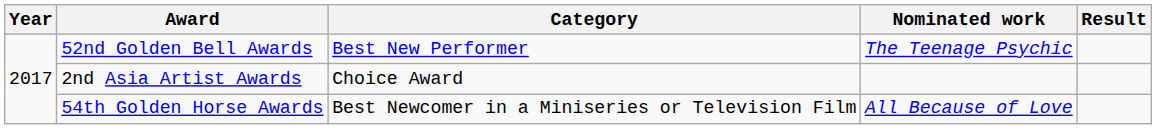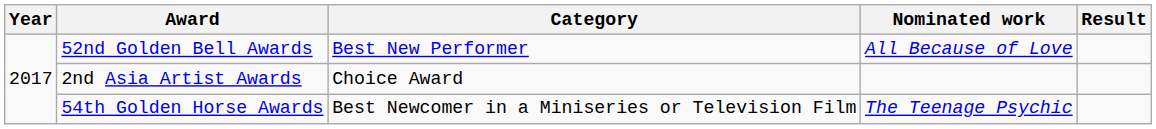(969, 49) The Teenage Psychic -> (969, 49) All Because of Love
(969, 109) All Because of Love -> (969, 109) The Teenage Psychic
